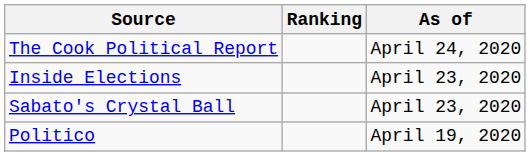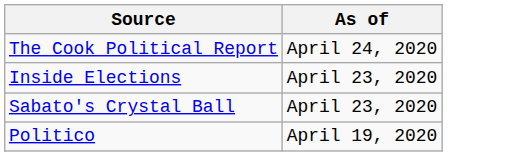- column: (324, 19)
